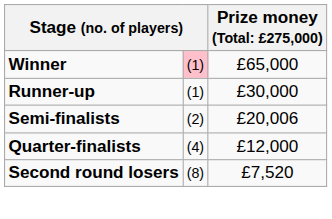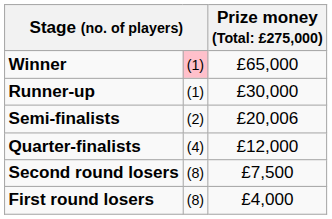(267, 173) £7,520 -> (267, 173) £7,500
+ row: (81, 200)
